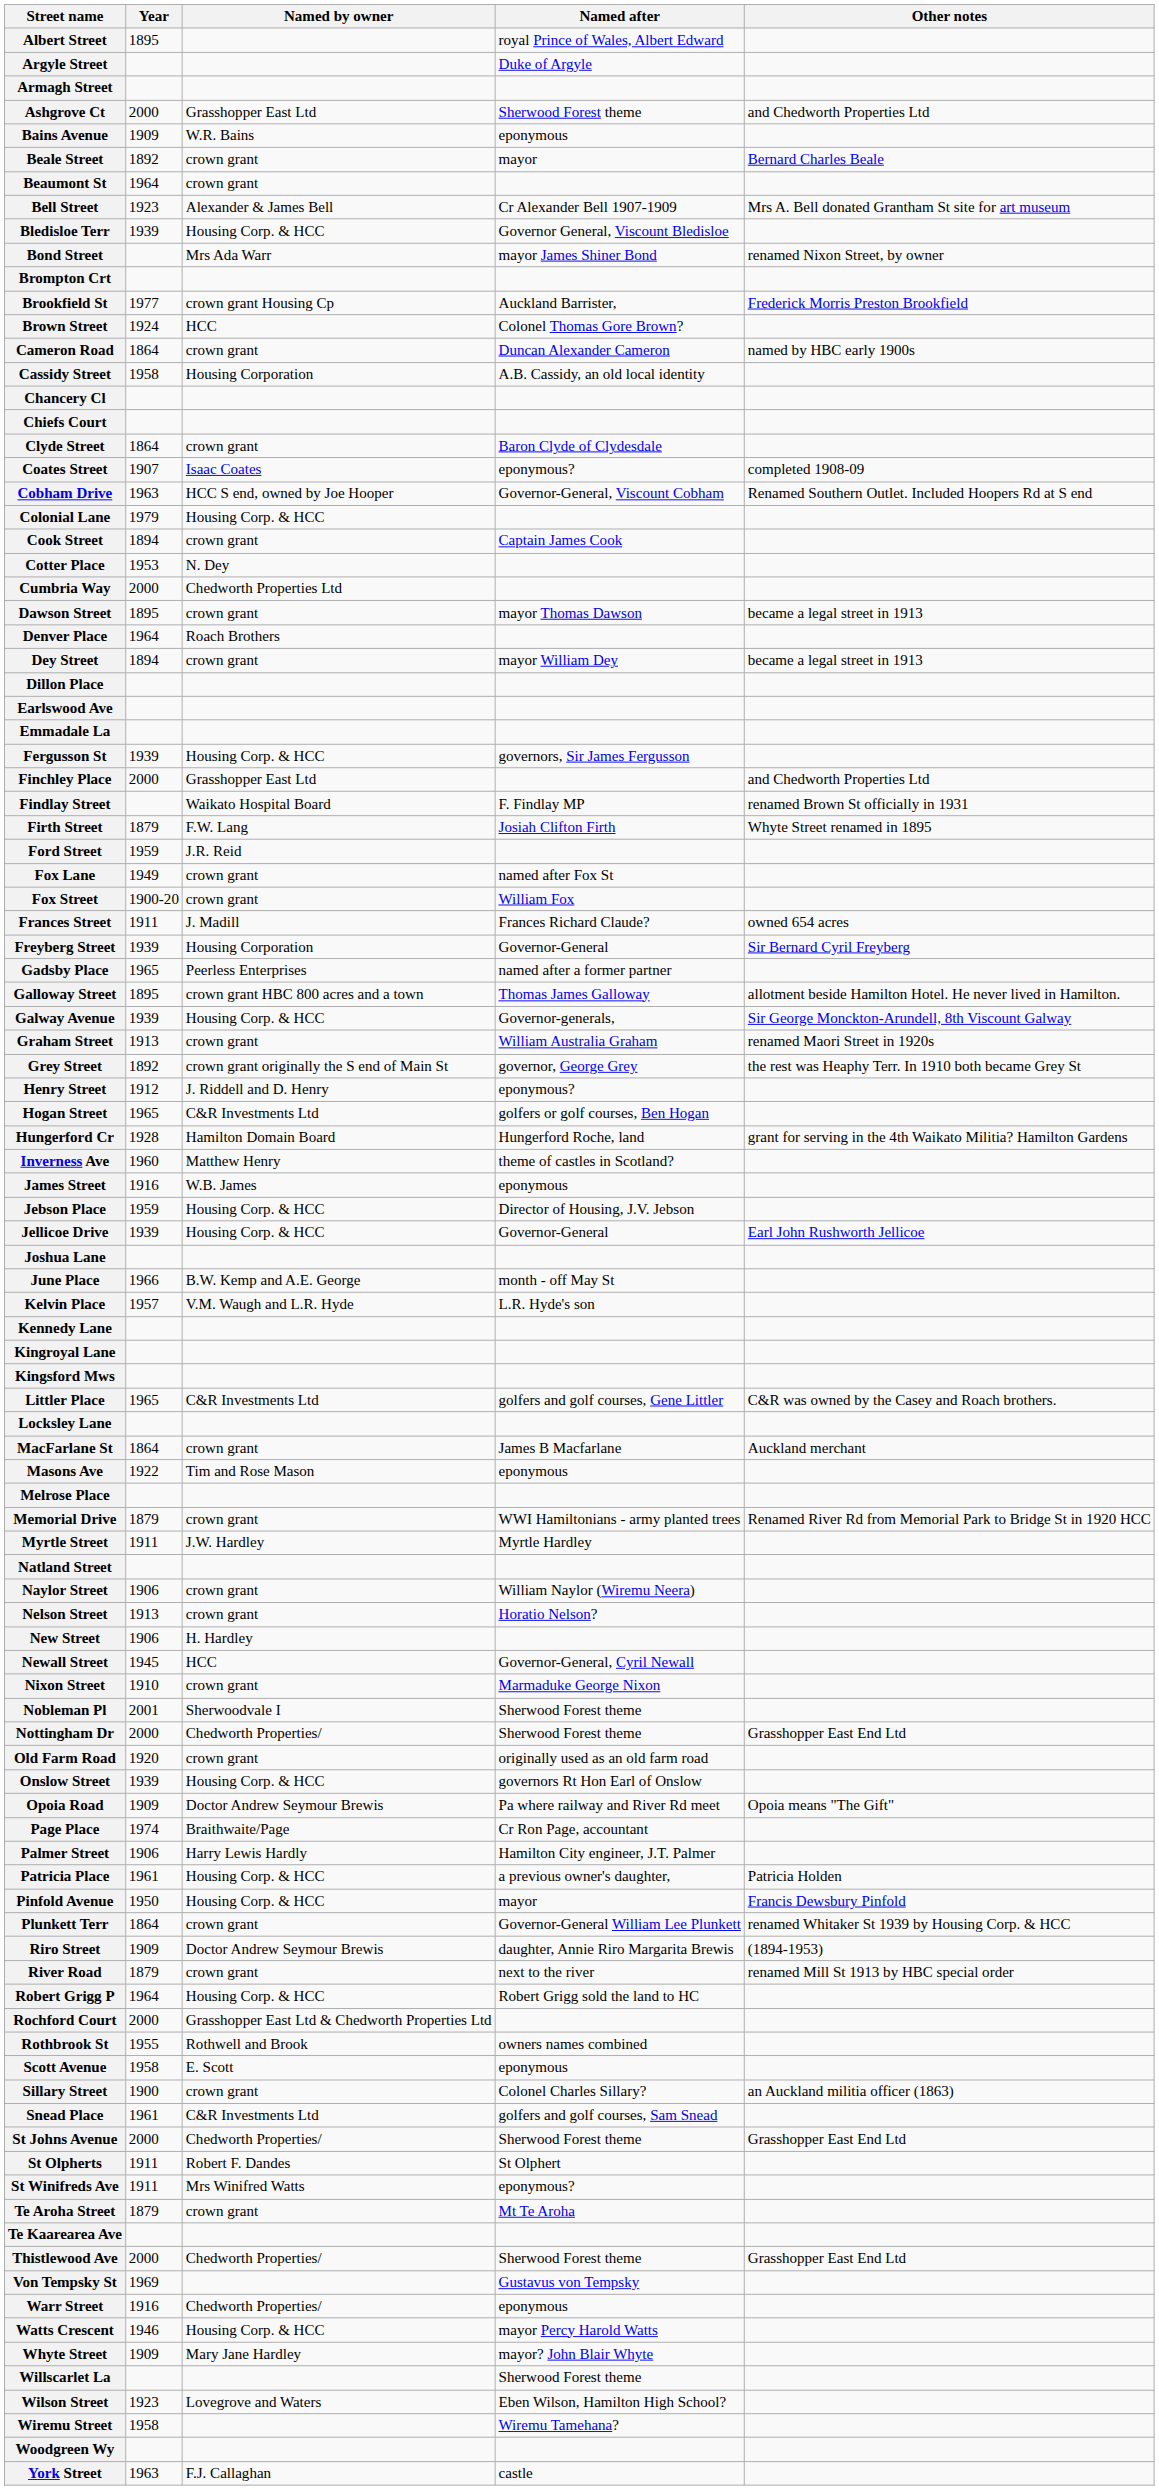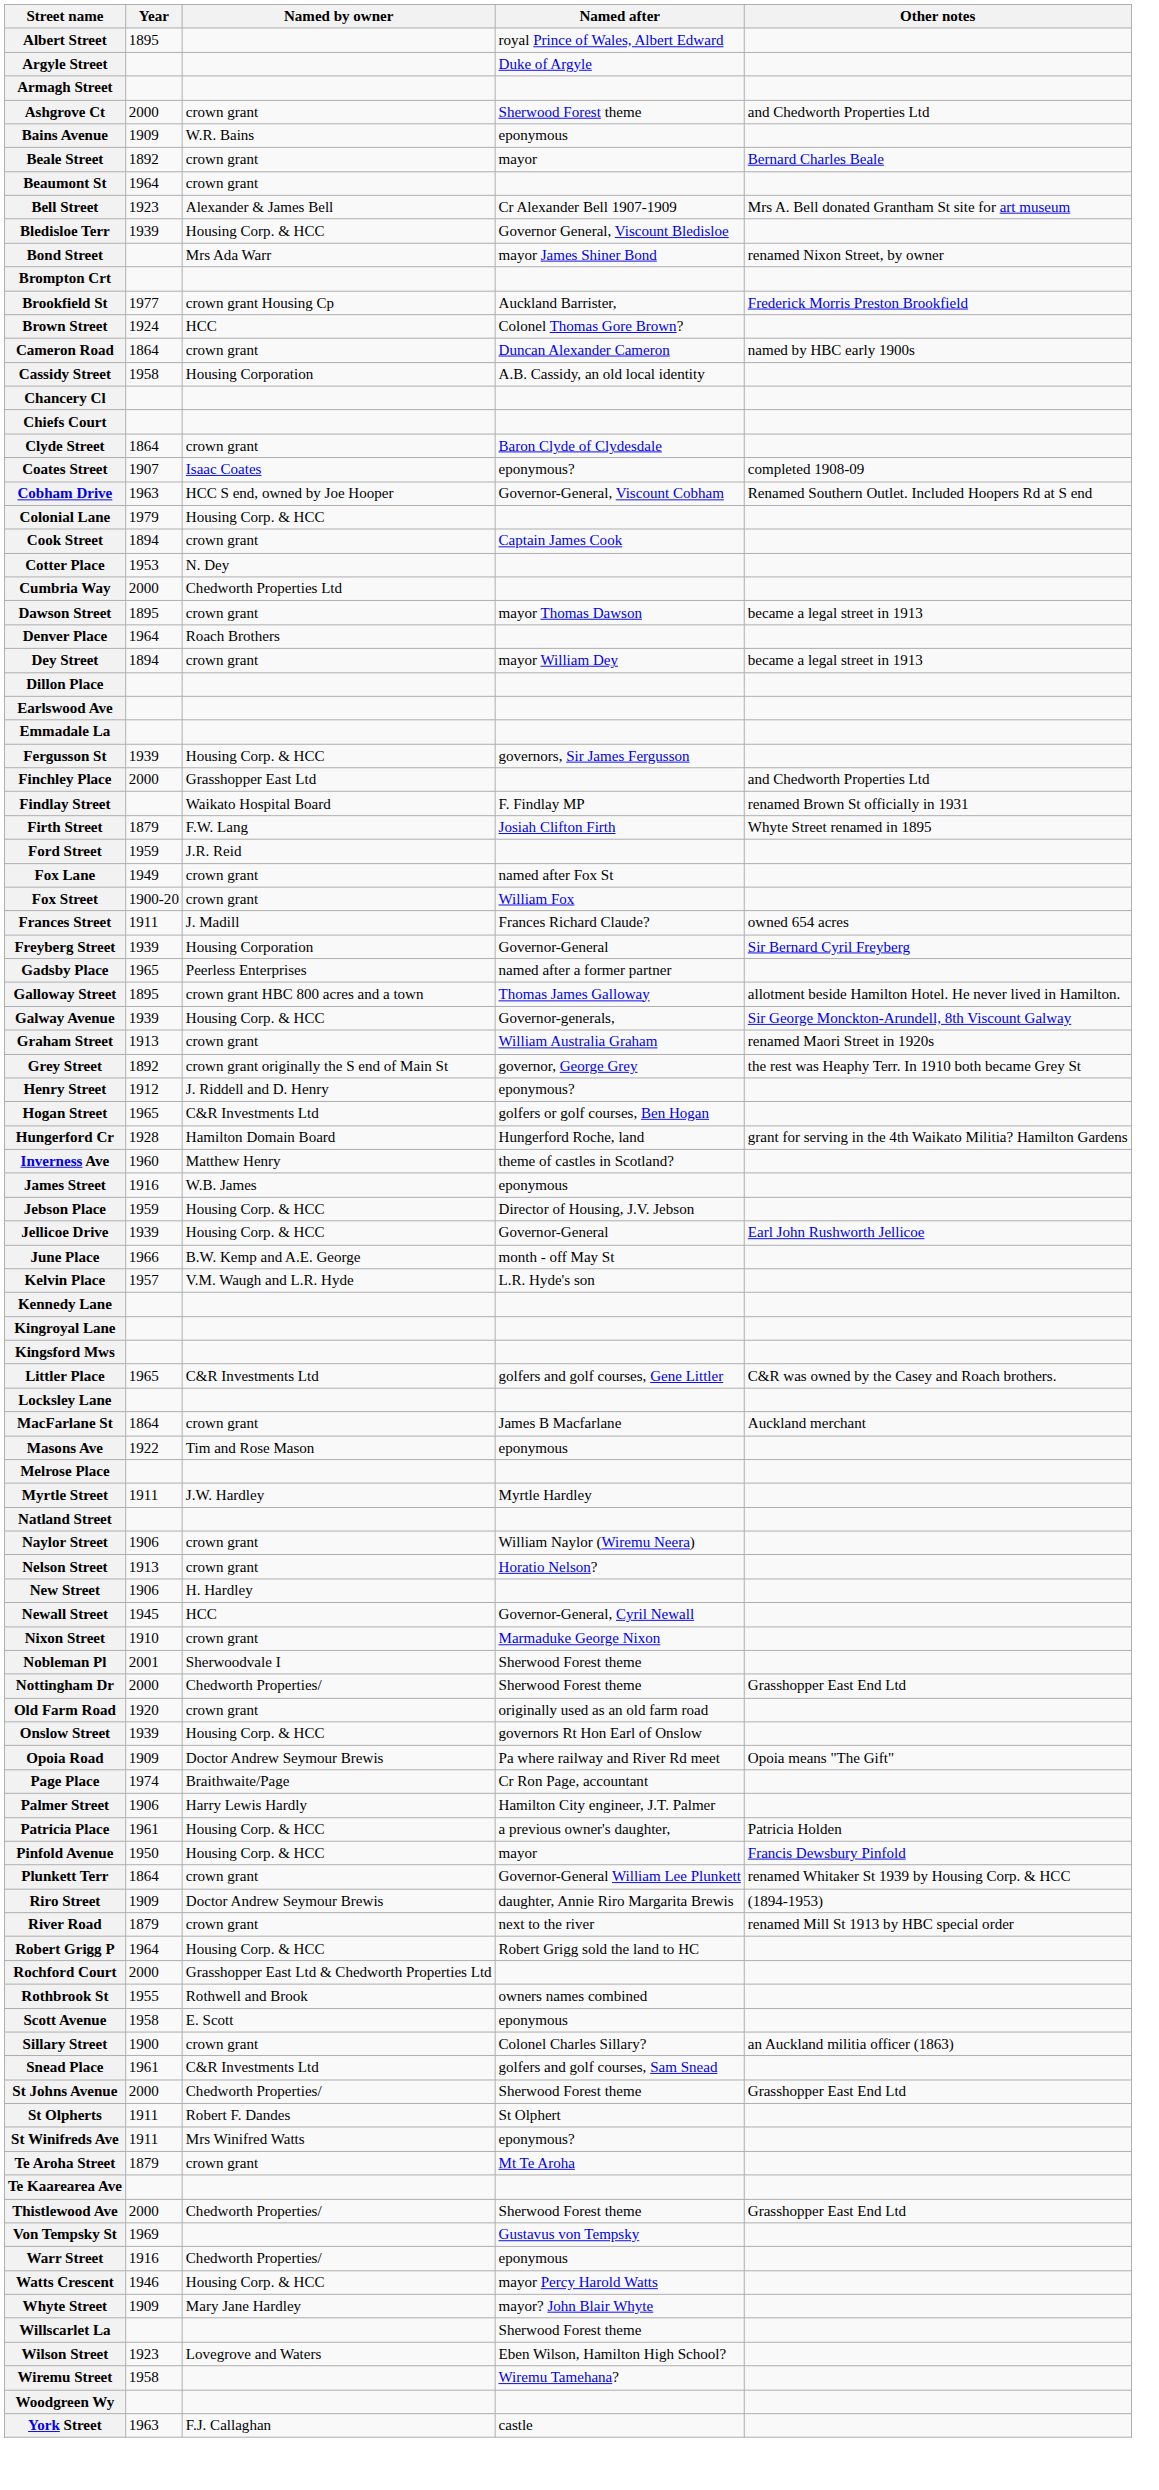(251, 111) Grasshopper East Ltd -> (222, 111) crown grant
- row: (65, 1256)
- row: (65, 1519)
